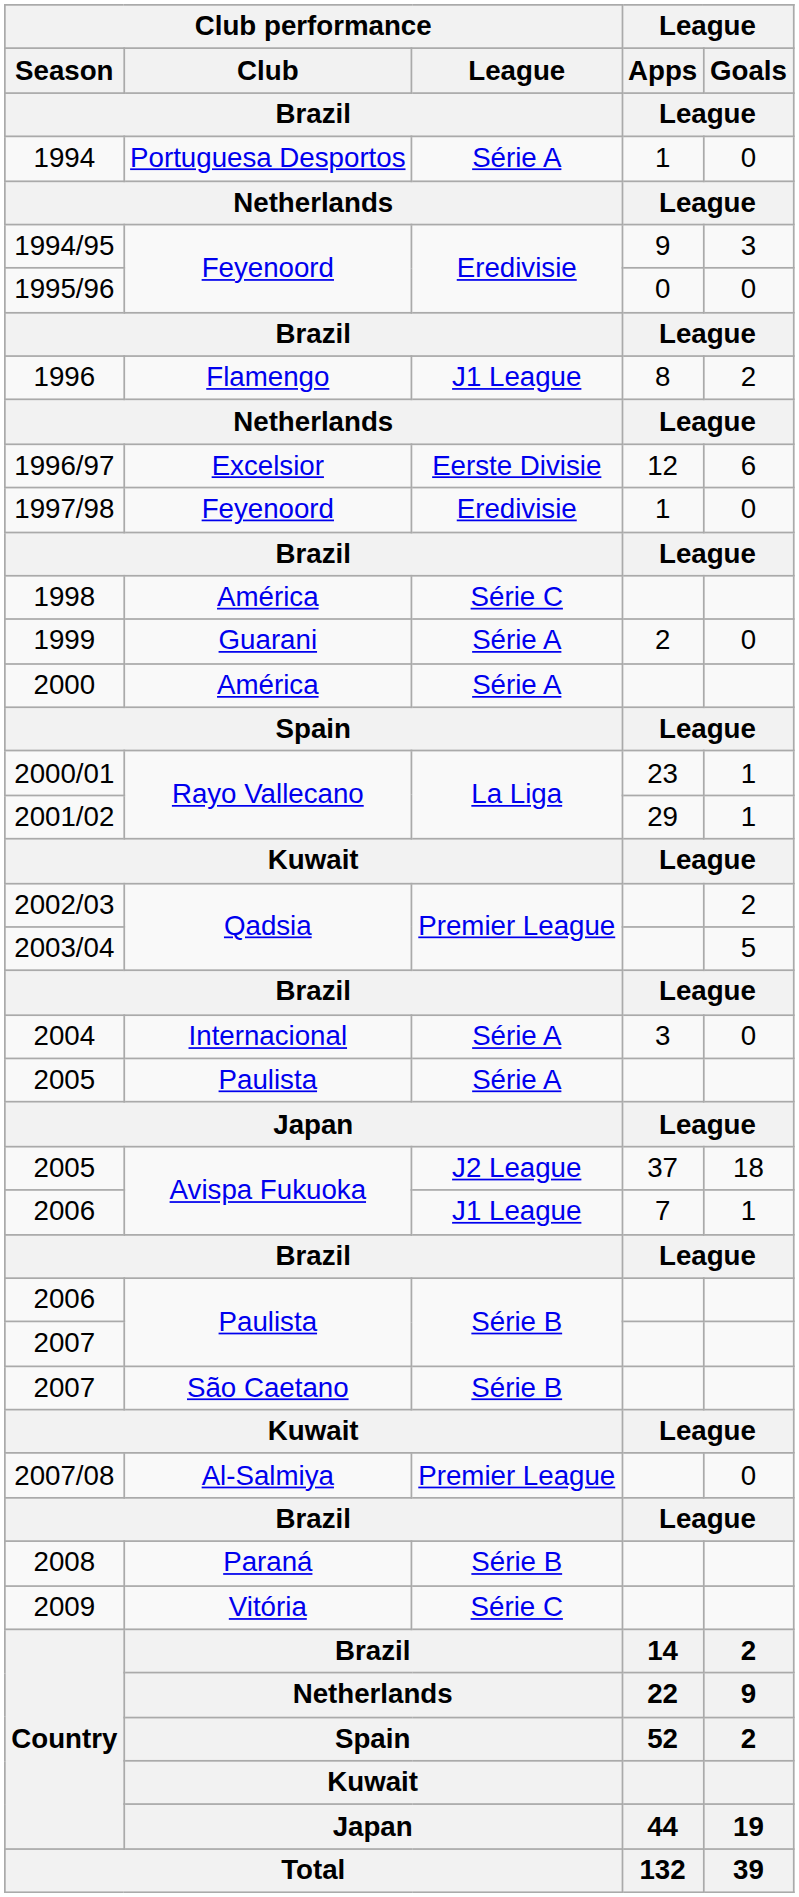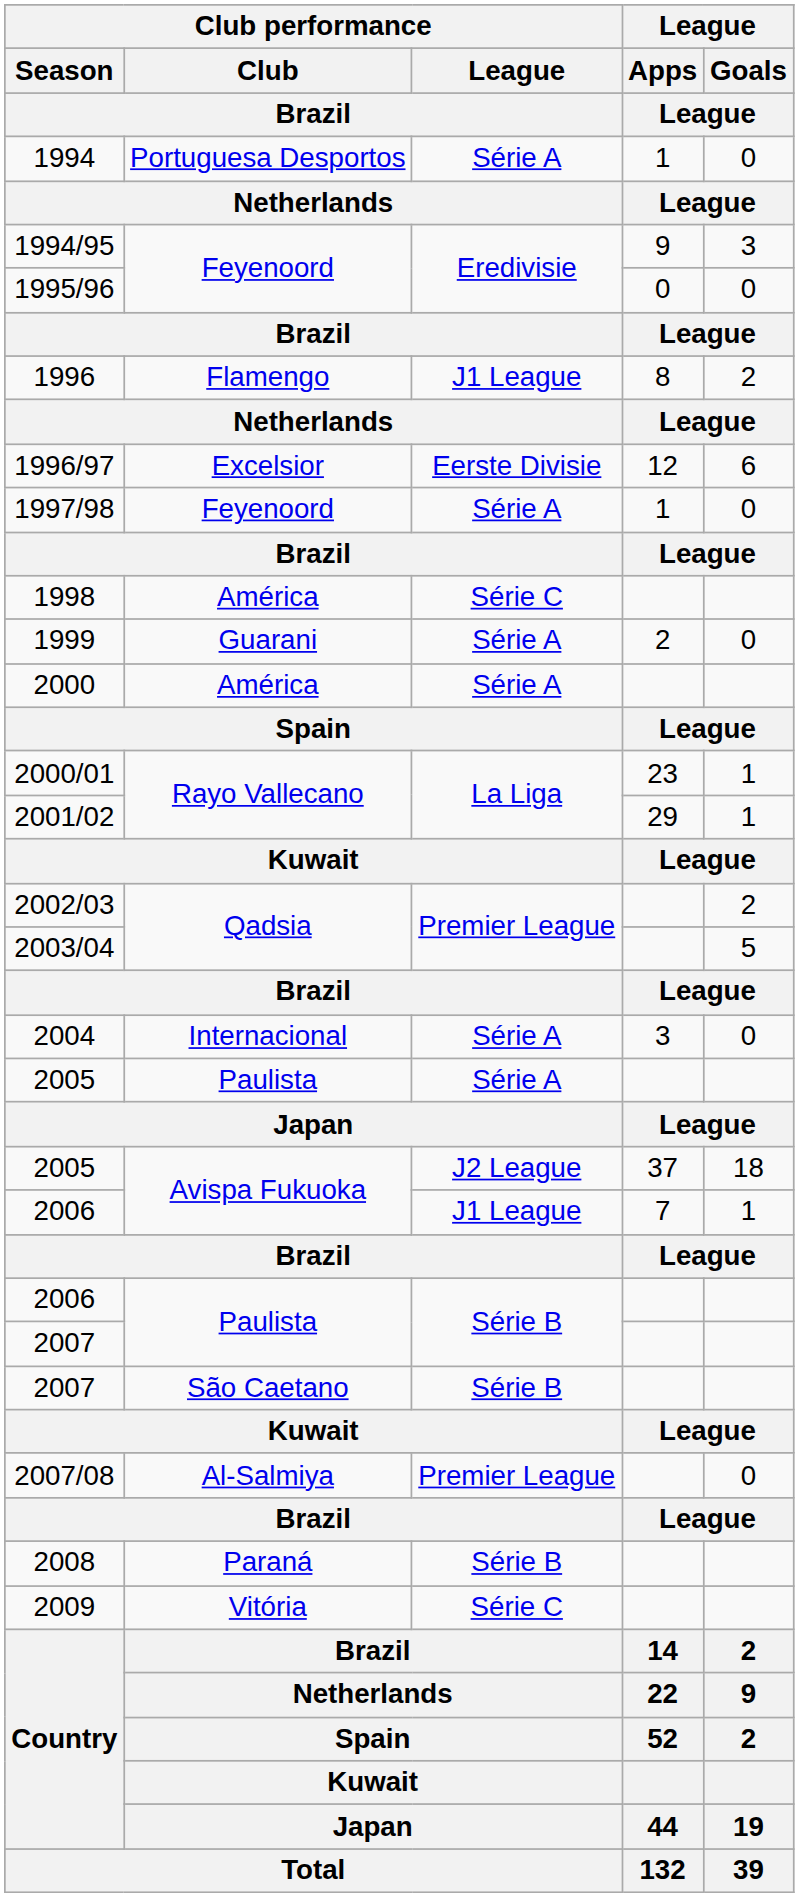(517, 509) Eredivisie -> (517, 509) Série A
